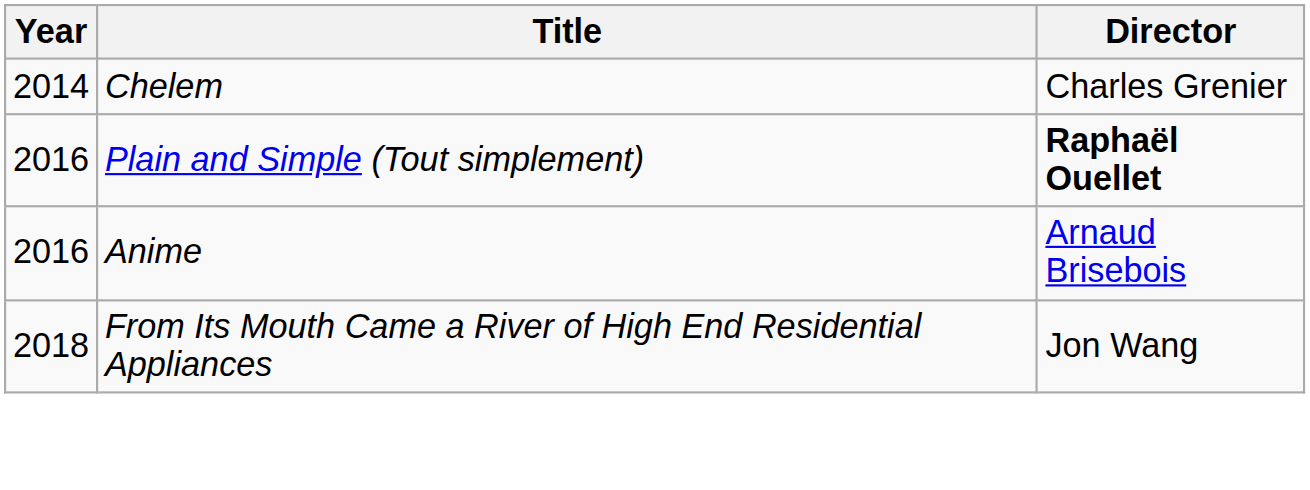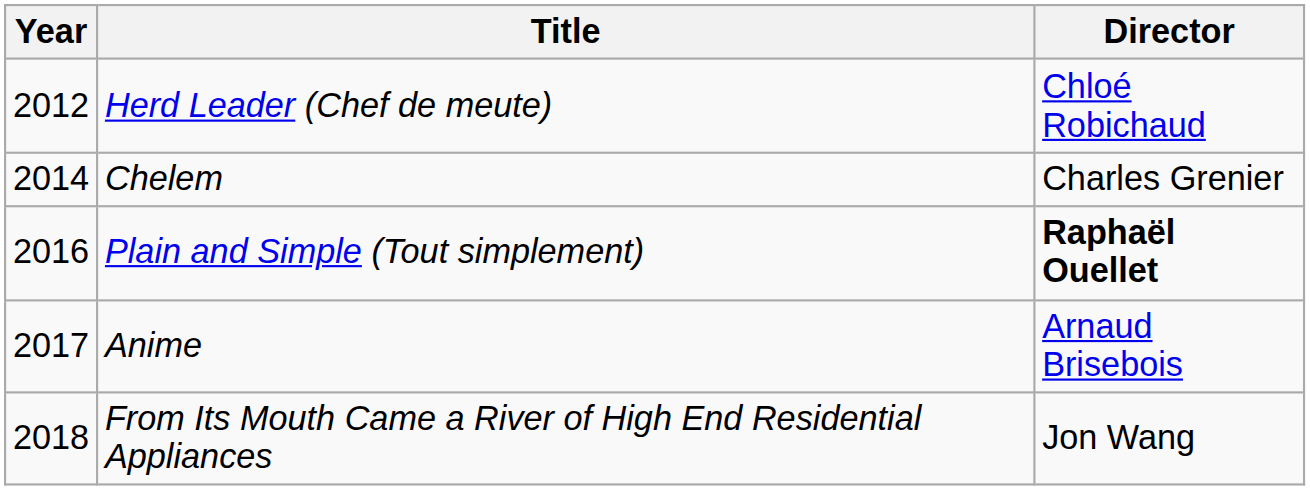+ row: (329, 105)
(51, 252) 2016 -> (51, 345) 2017
